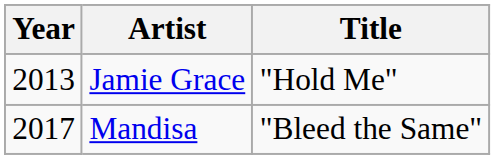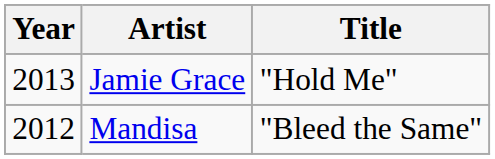(44, 128) 2017 -> (44, 128) 2012
